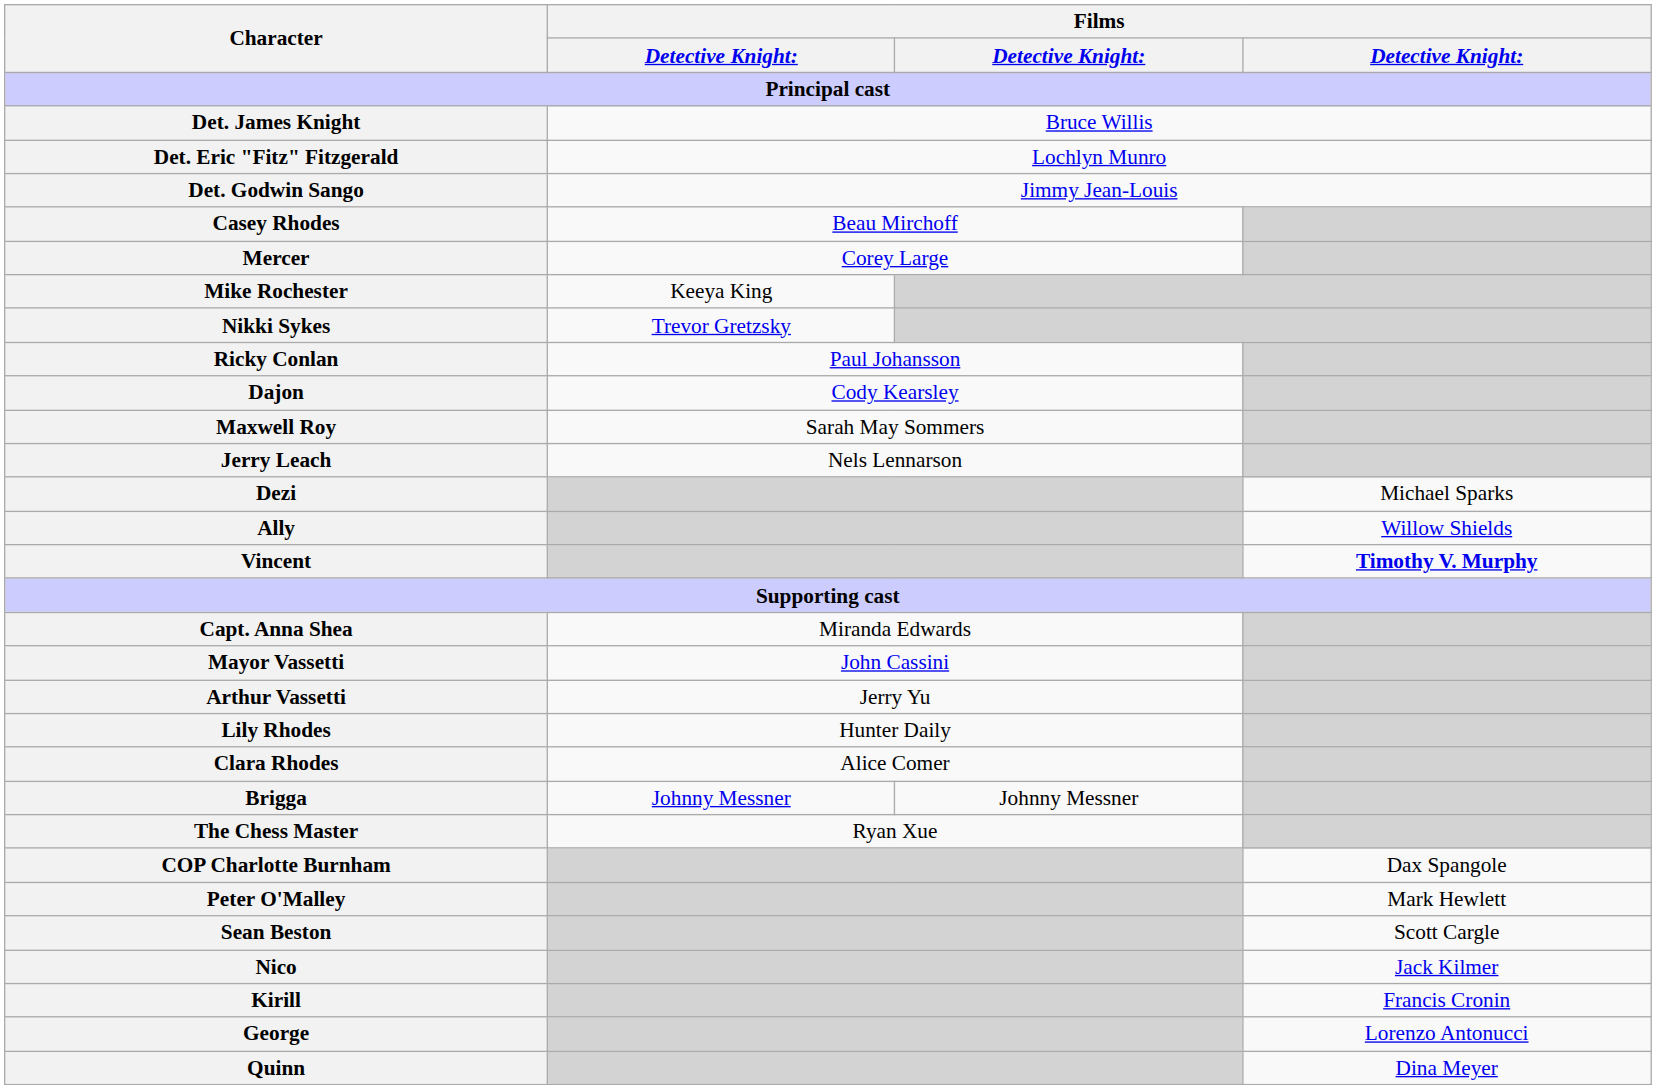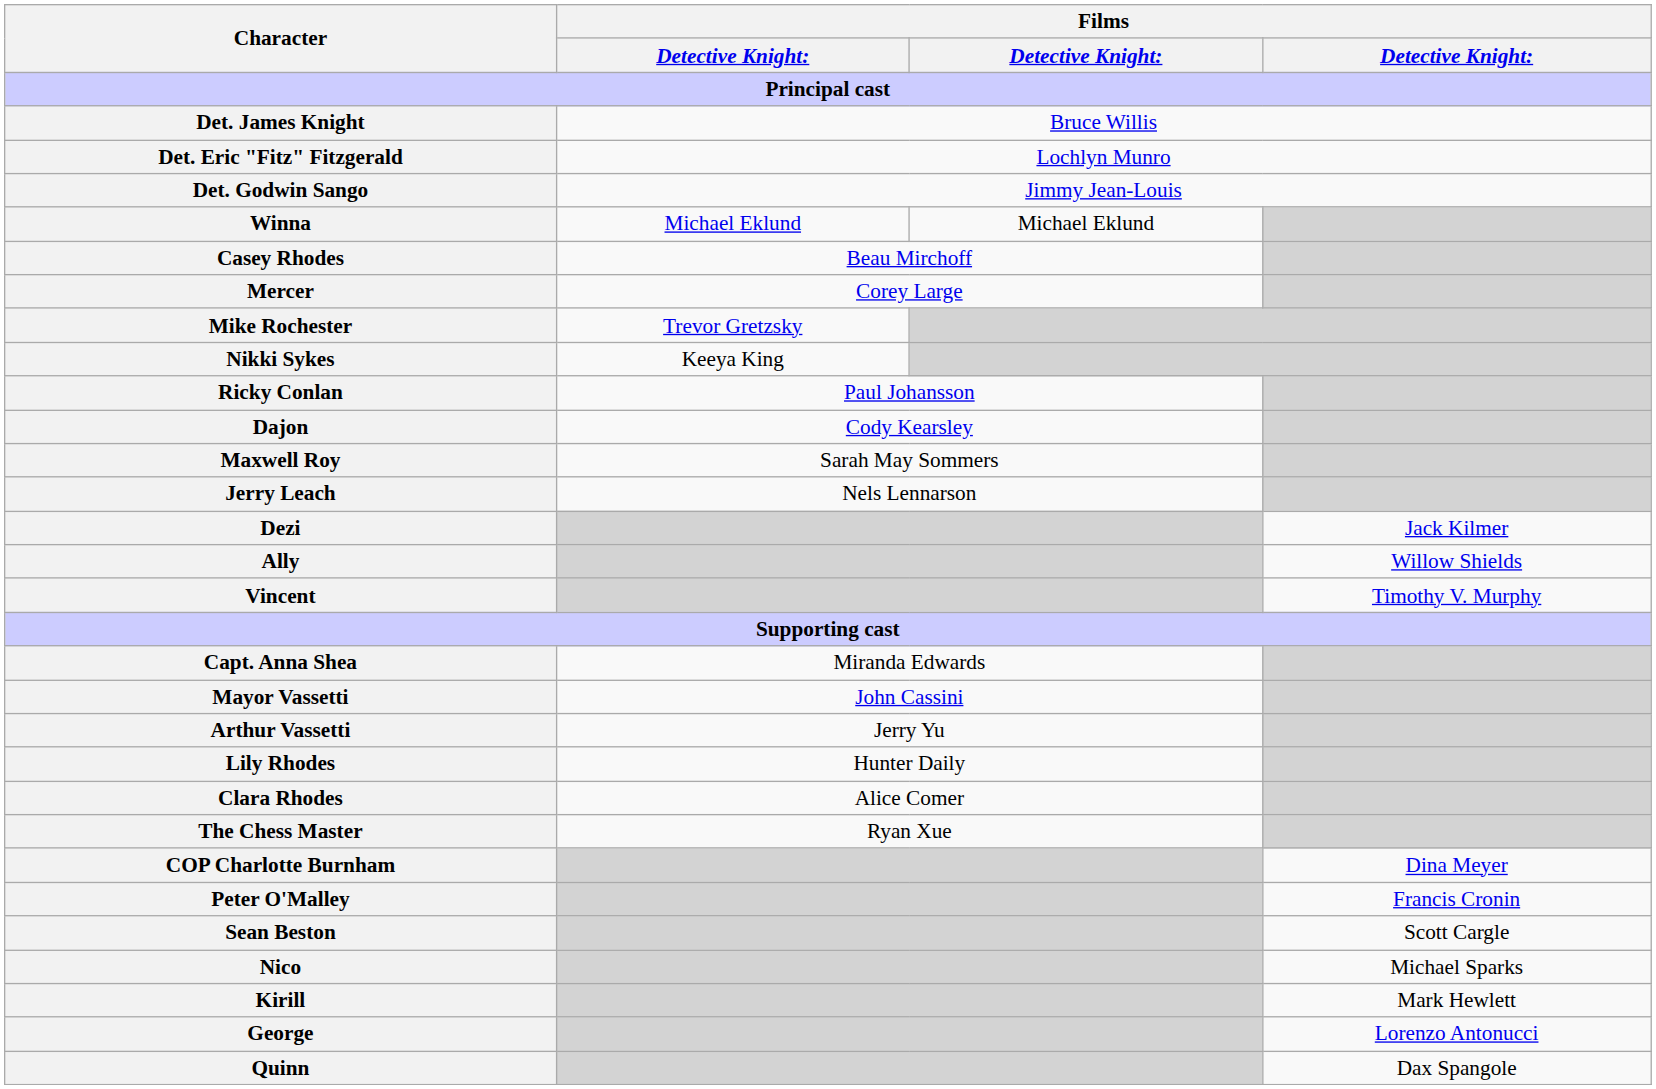+ row: (280, 223)
(721, 291) Keeya King -> (733, 325) Trevor Gretzsky
(721, 325) Trevor Gretzsky -> (733, 358) Keeya King
(1447, 493) Michael Sparks -> (1457, 527) Jack Kilmer
(1447, 561) bold -> (1457, 595) normal
- row: (276, 797)
(1447, 865) Dax Spangole -> (1457, 865) Dina Meyer
(1447, 898) Mark Hewlett -> (1457, 898) Francis Cronin
(1447, 966) Jack Kilmer -> (1457, 966) Michael Sparks
(1447, 1000) Francis Cronin -> (1457, 1000) Mark Hewlett
(1447, 1067) Dina Meyer -> (1457, 1067) Dax Spangole
